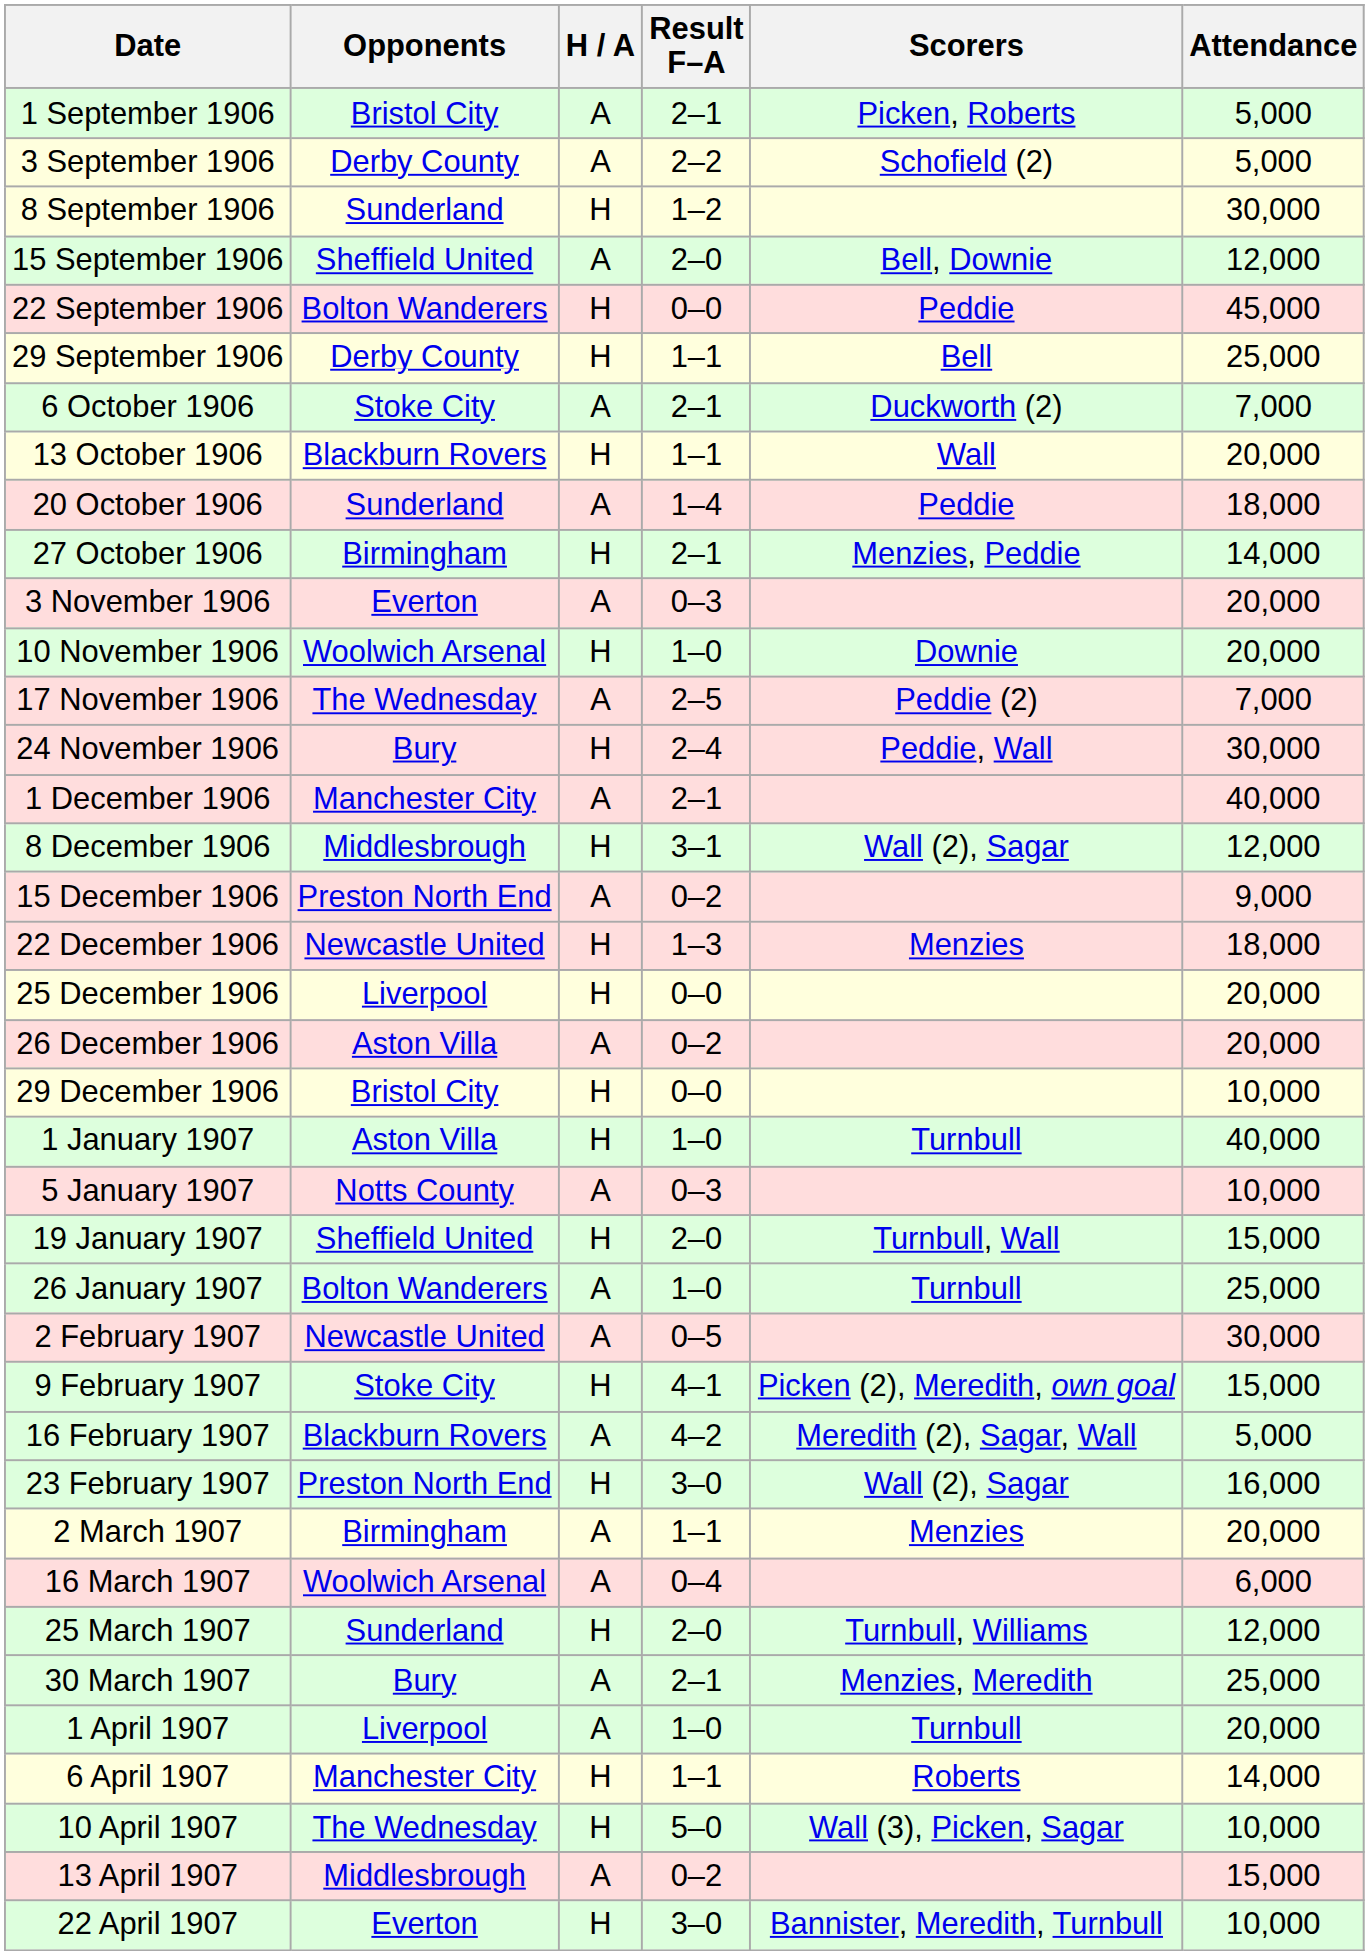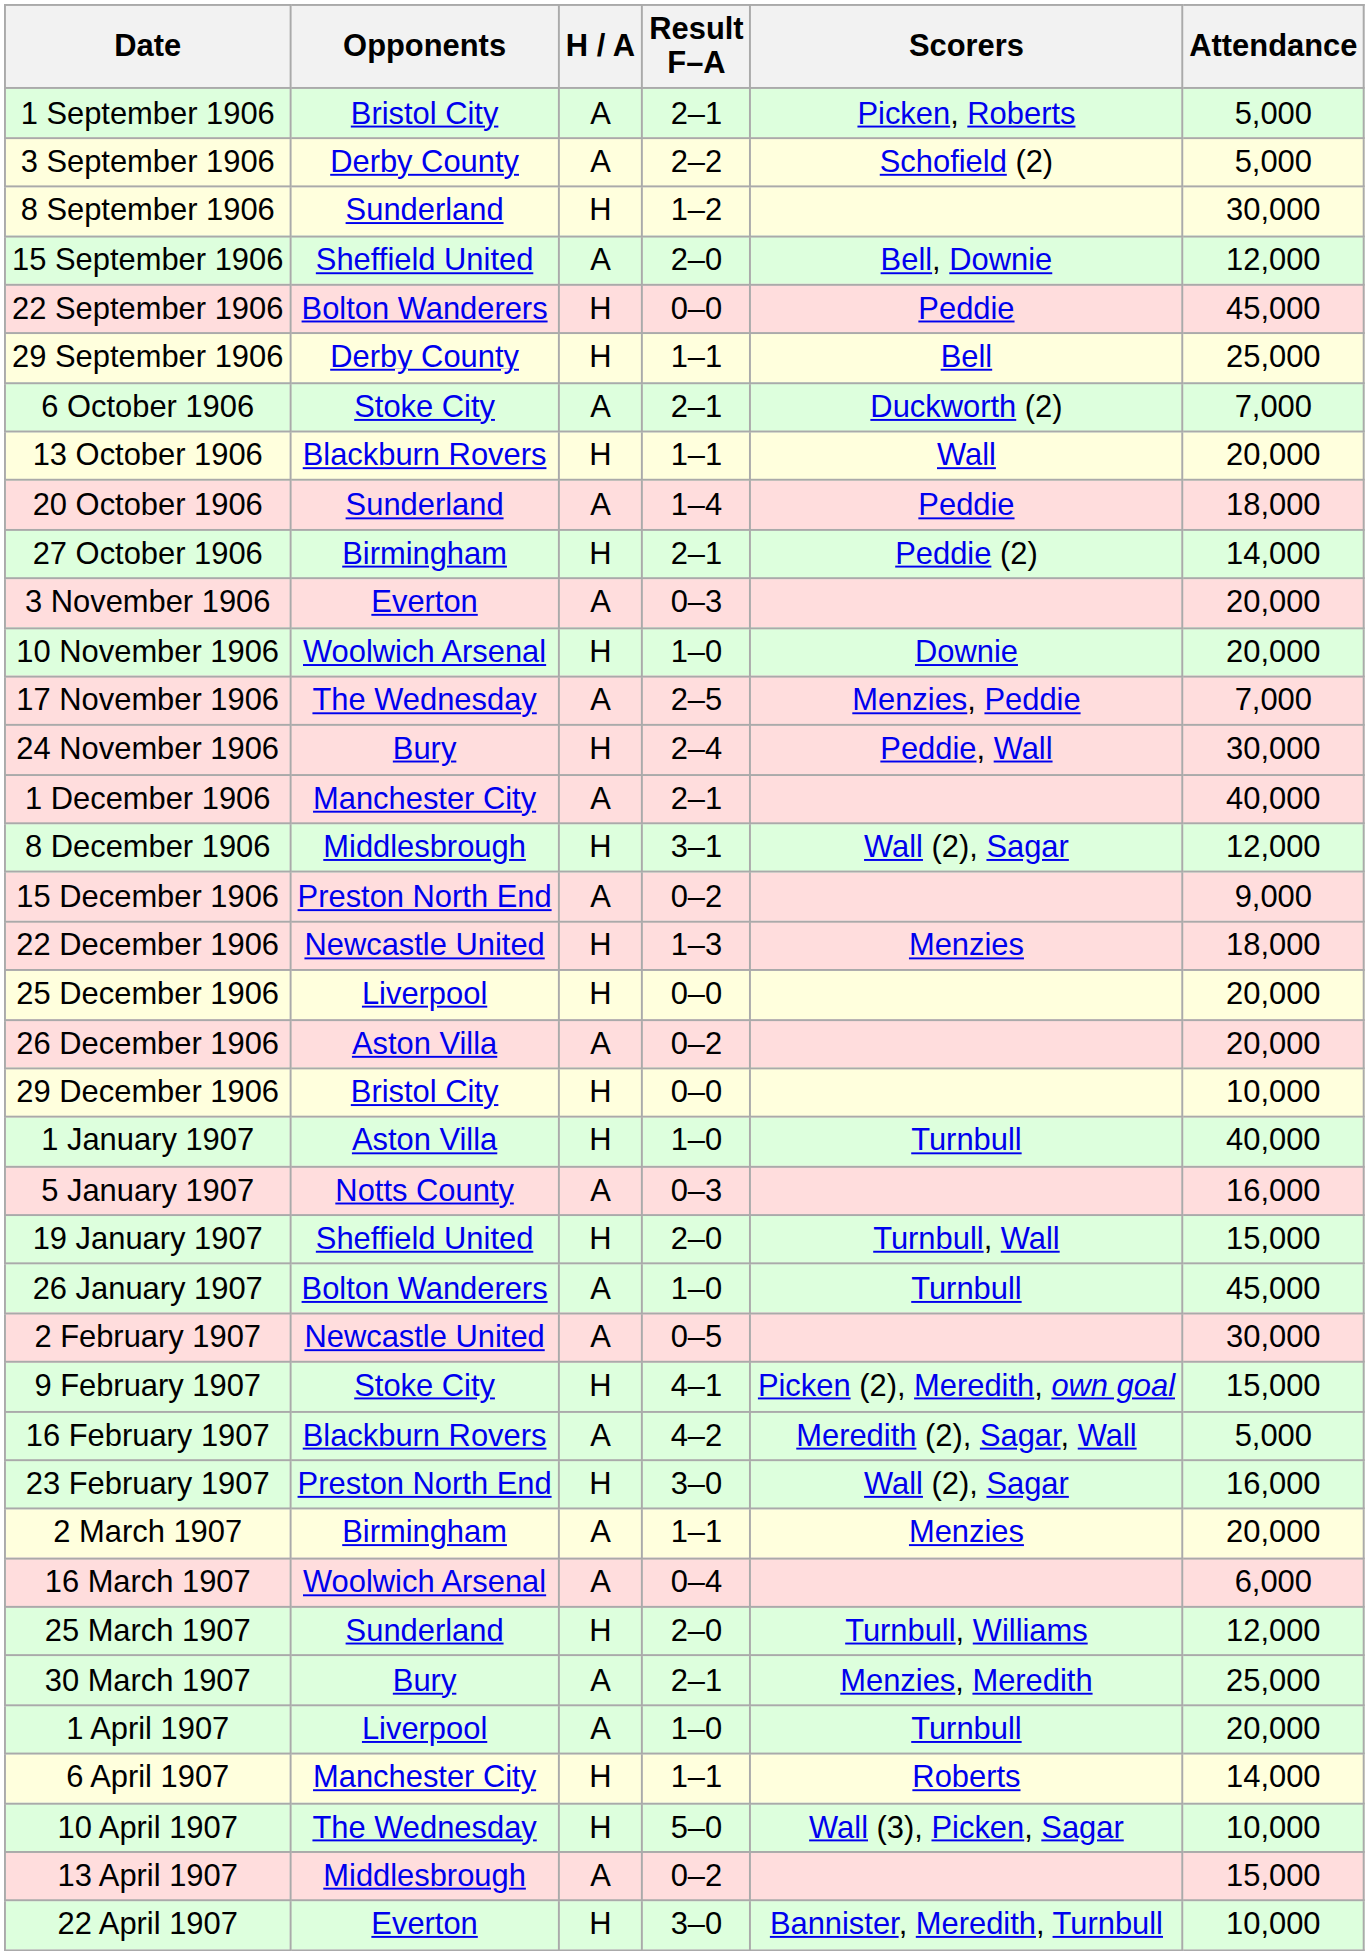(966, 553) Menzies, Peddie -> (966, 553) Peddie (2)
(966, 700) Peddie (2) -> (966, 700) Menzies, Peddie
(1273, 1190) 10,000 -> (1273, 1190) 16,000
(1273, 1288) 25,000 -> (1273, 1288) 45,000
